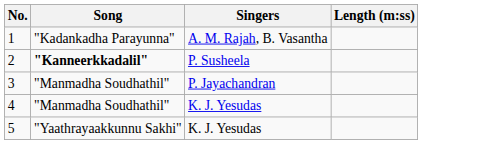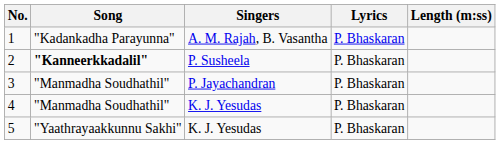+ column: (369, 15)
